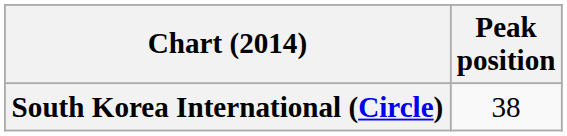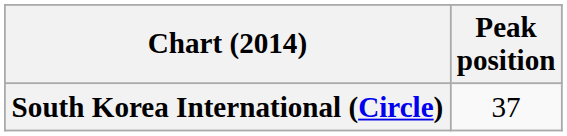(506, 106) 38 -> (506, 106) 37
